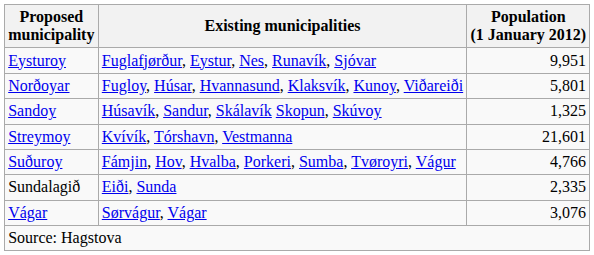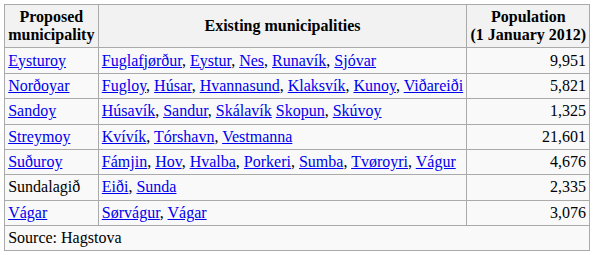(568, 85) 5,801 -> (568, 85) 5,821
(568, 162) 4,766 -> (568, 162) 4,676
